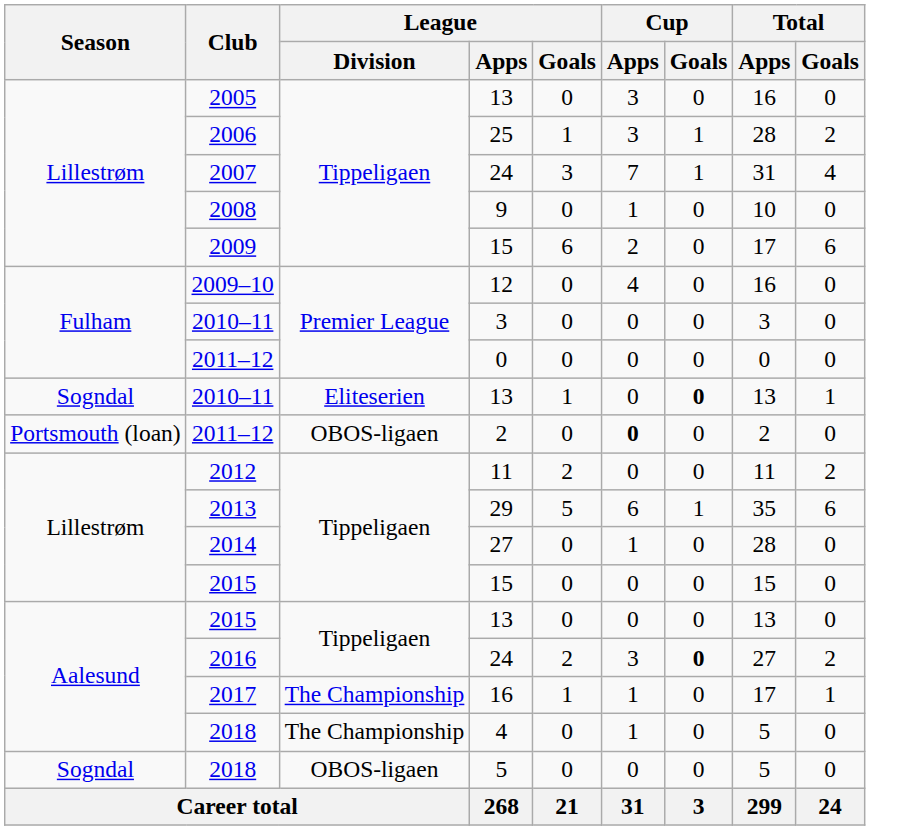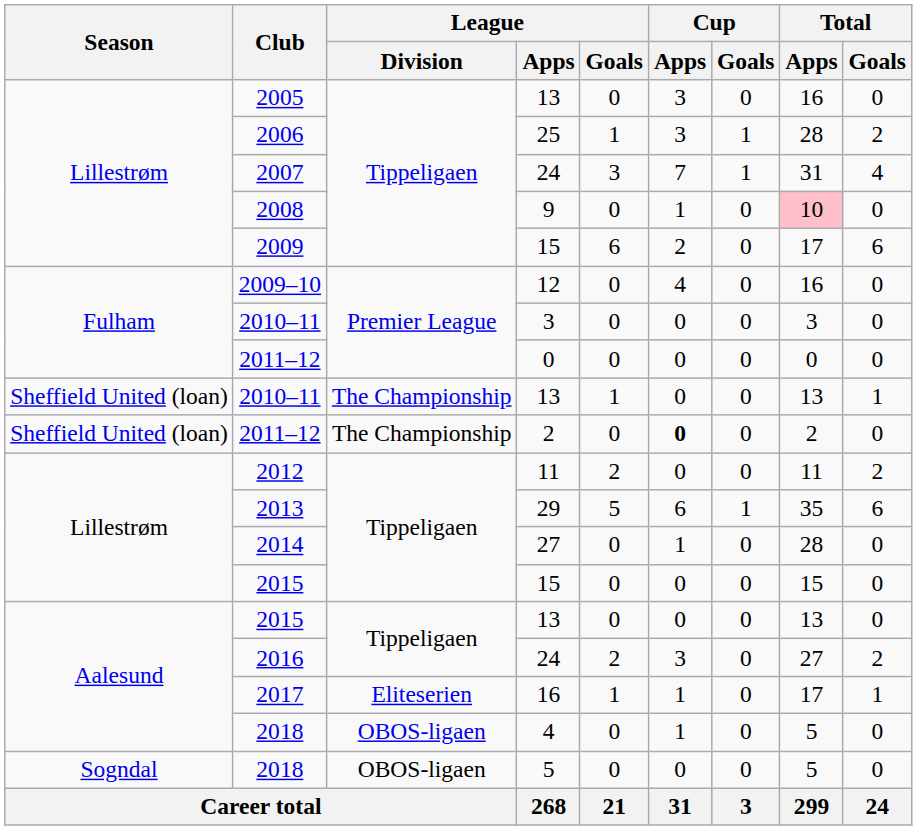(764, 209) no background -> (812, 209) pink background
(95, 396) Sogndal -> (119, 396) Sheffield United (loan)
(374, 396) Eliteserien -> (422, 396) The Championship
(699, 396) bold -> (746, 396) normal
(95, 433) Portsmouth (loan) -> (119, 433) Sheffield United (loan)
(374, 433) OBOS-ligaen -> (422, 433) The Championship
(699, 657) bold -> (746, 657) normal
(375, 694) The Championship -> (422, 694) Eliteserien
(375, 731) The Championship -> (422, 731) OBOS-ligaen
